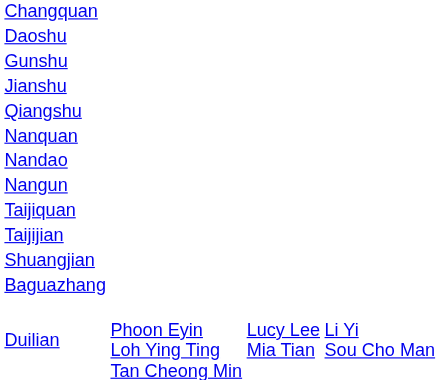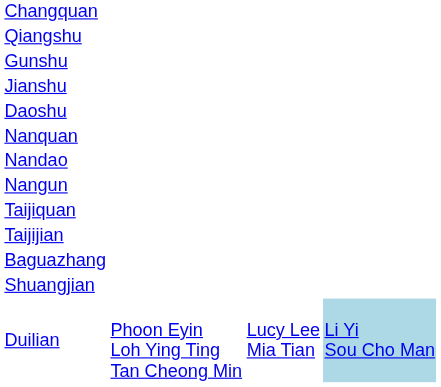rows swapped: (36, 36) <-> (43, 110)
rows swapped: (55, 284) <-> (50, 260)
(380, 340) no background -> (380, 340) lightblue background
